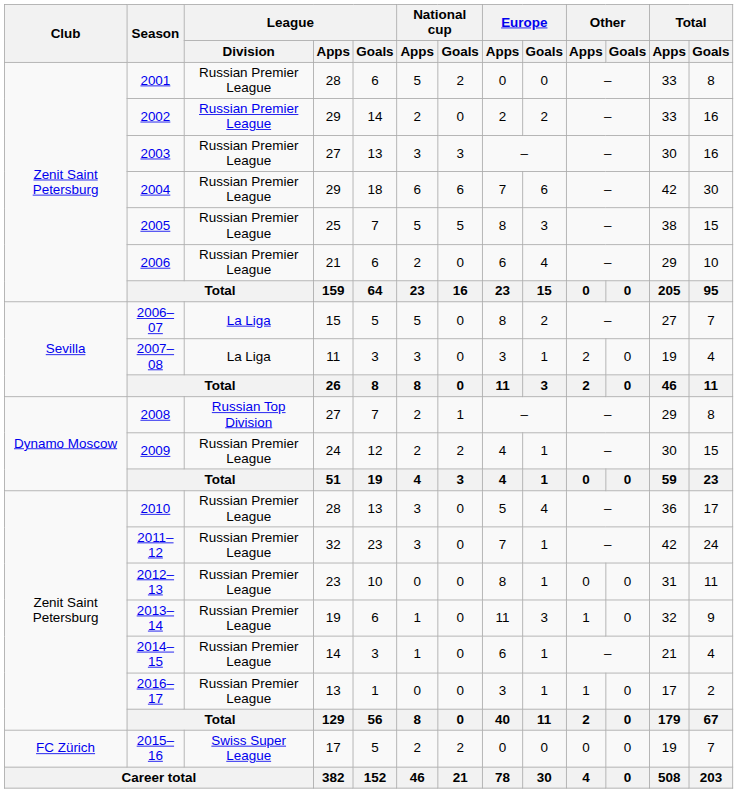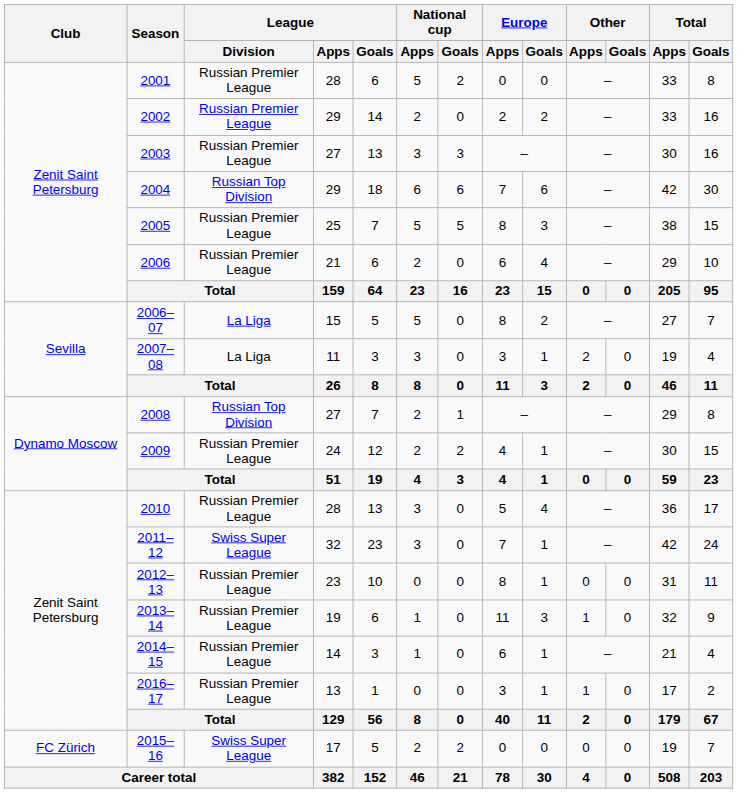(249, 189) Russian Premier League -> (249, 189) Russian Top Division
(249, 545) Russian Premier League -> (249, 545) Swiss Super League
